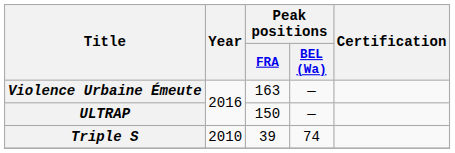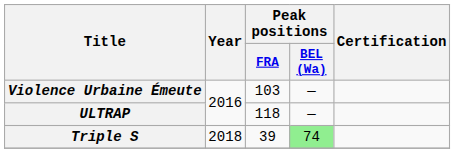(267, 91) 163 -> (267, 91) 103
(267, 114) 150 -> (267, 114) 118
(225, 137) 2010 -> (225, 137) 2018
(311, 137) no background -> (311, 137) lightgreen background
